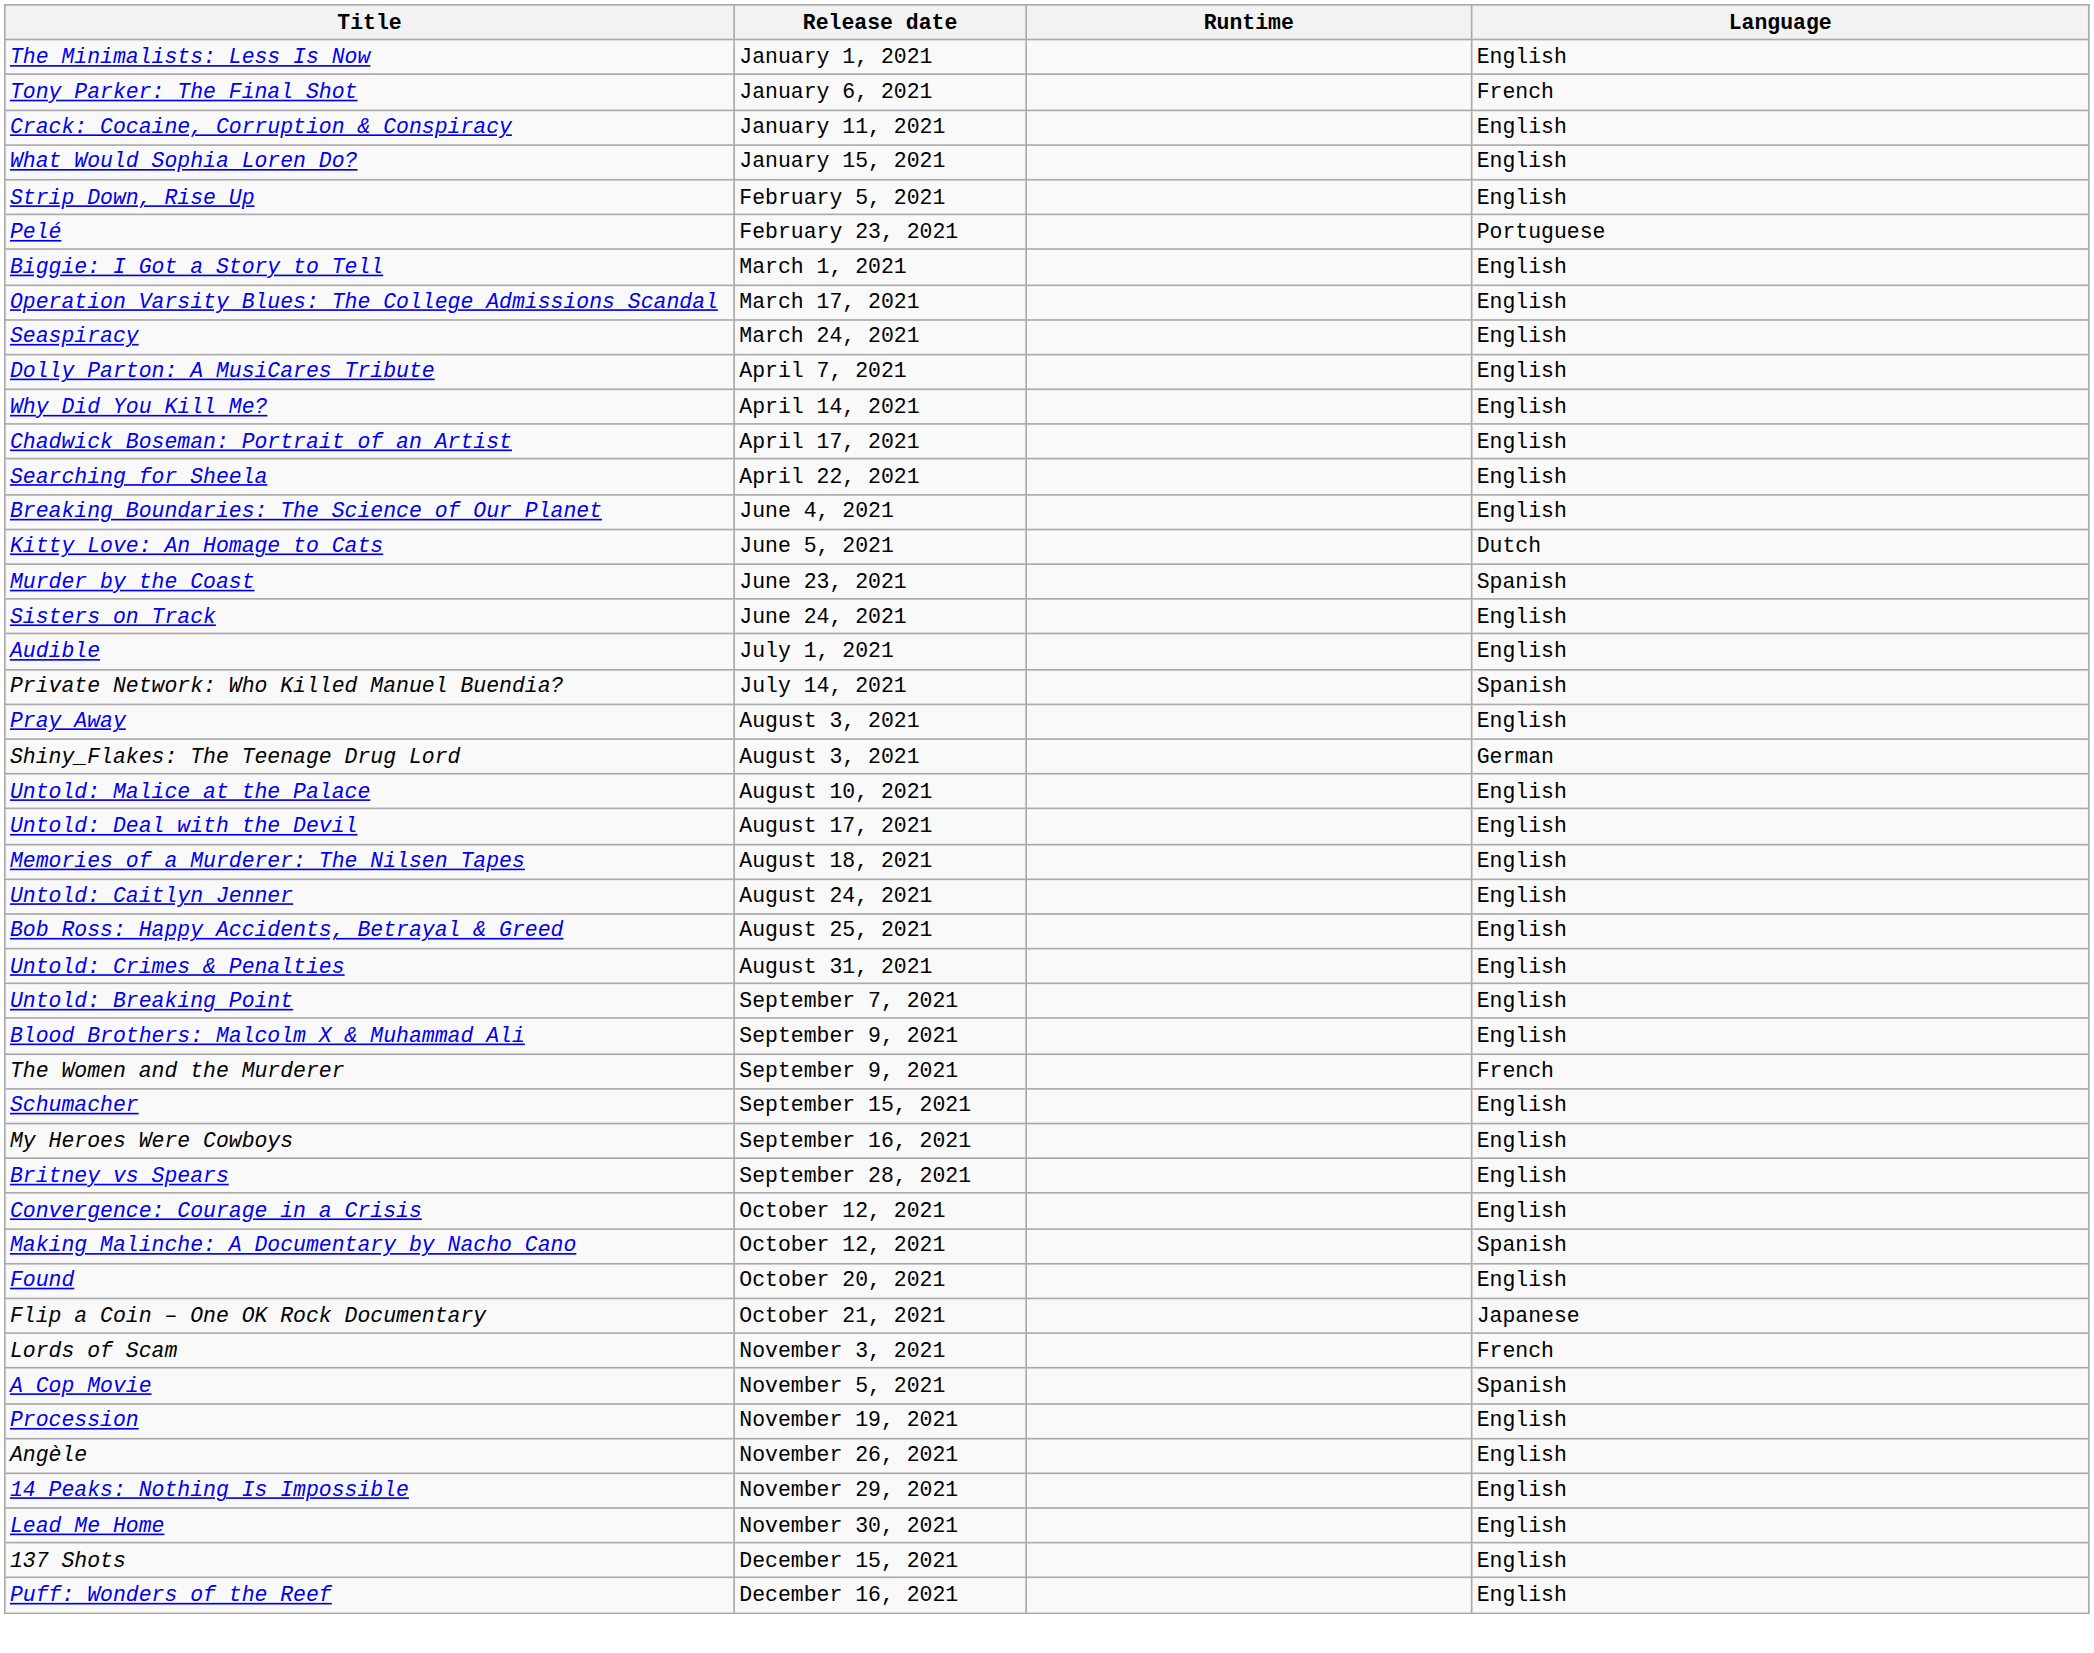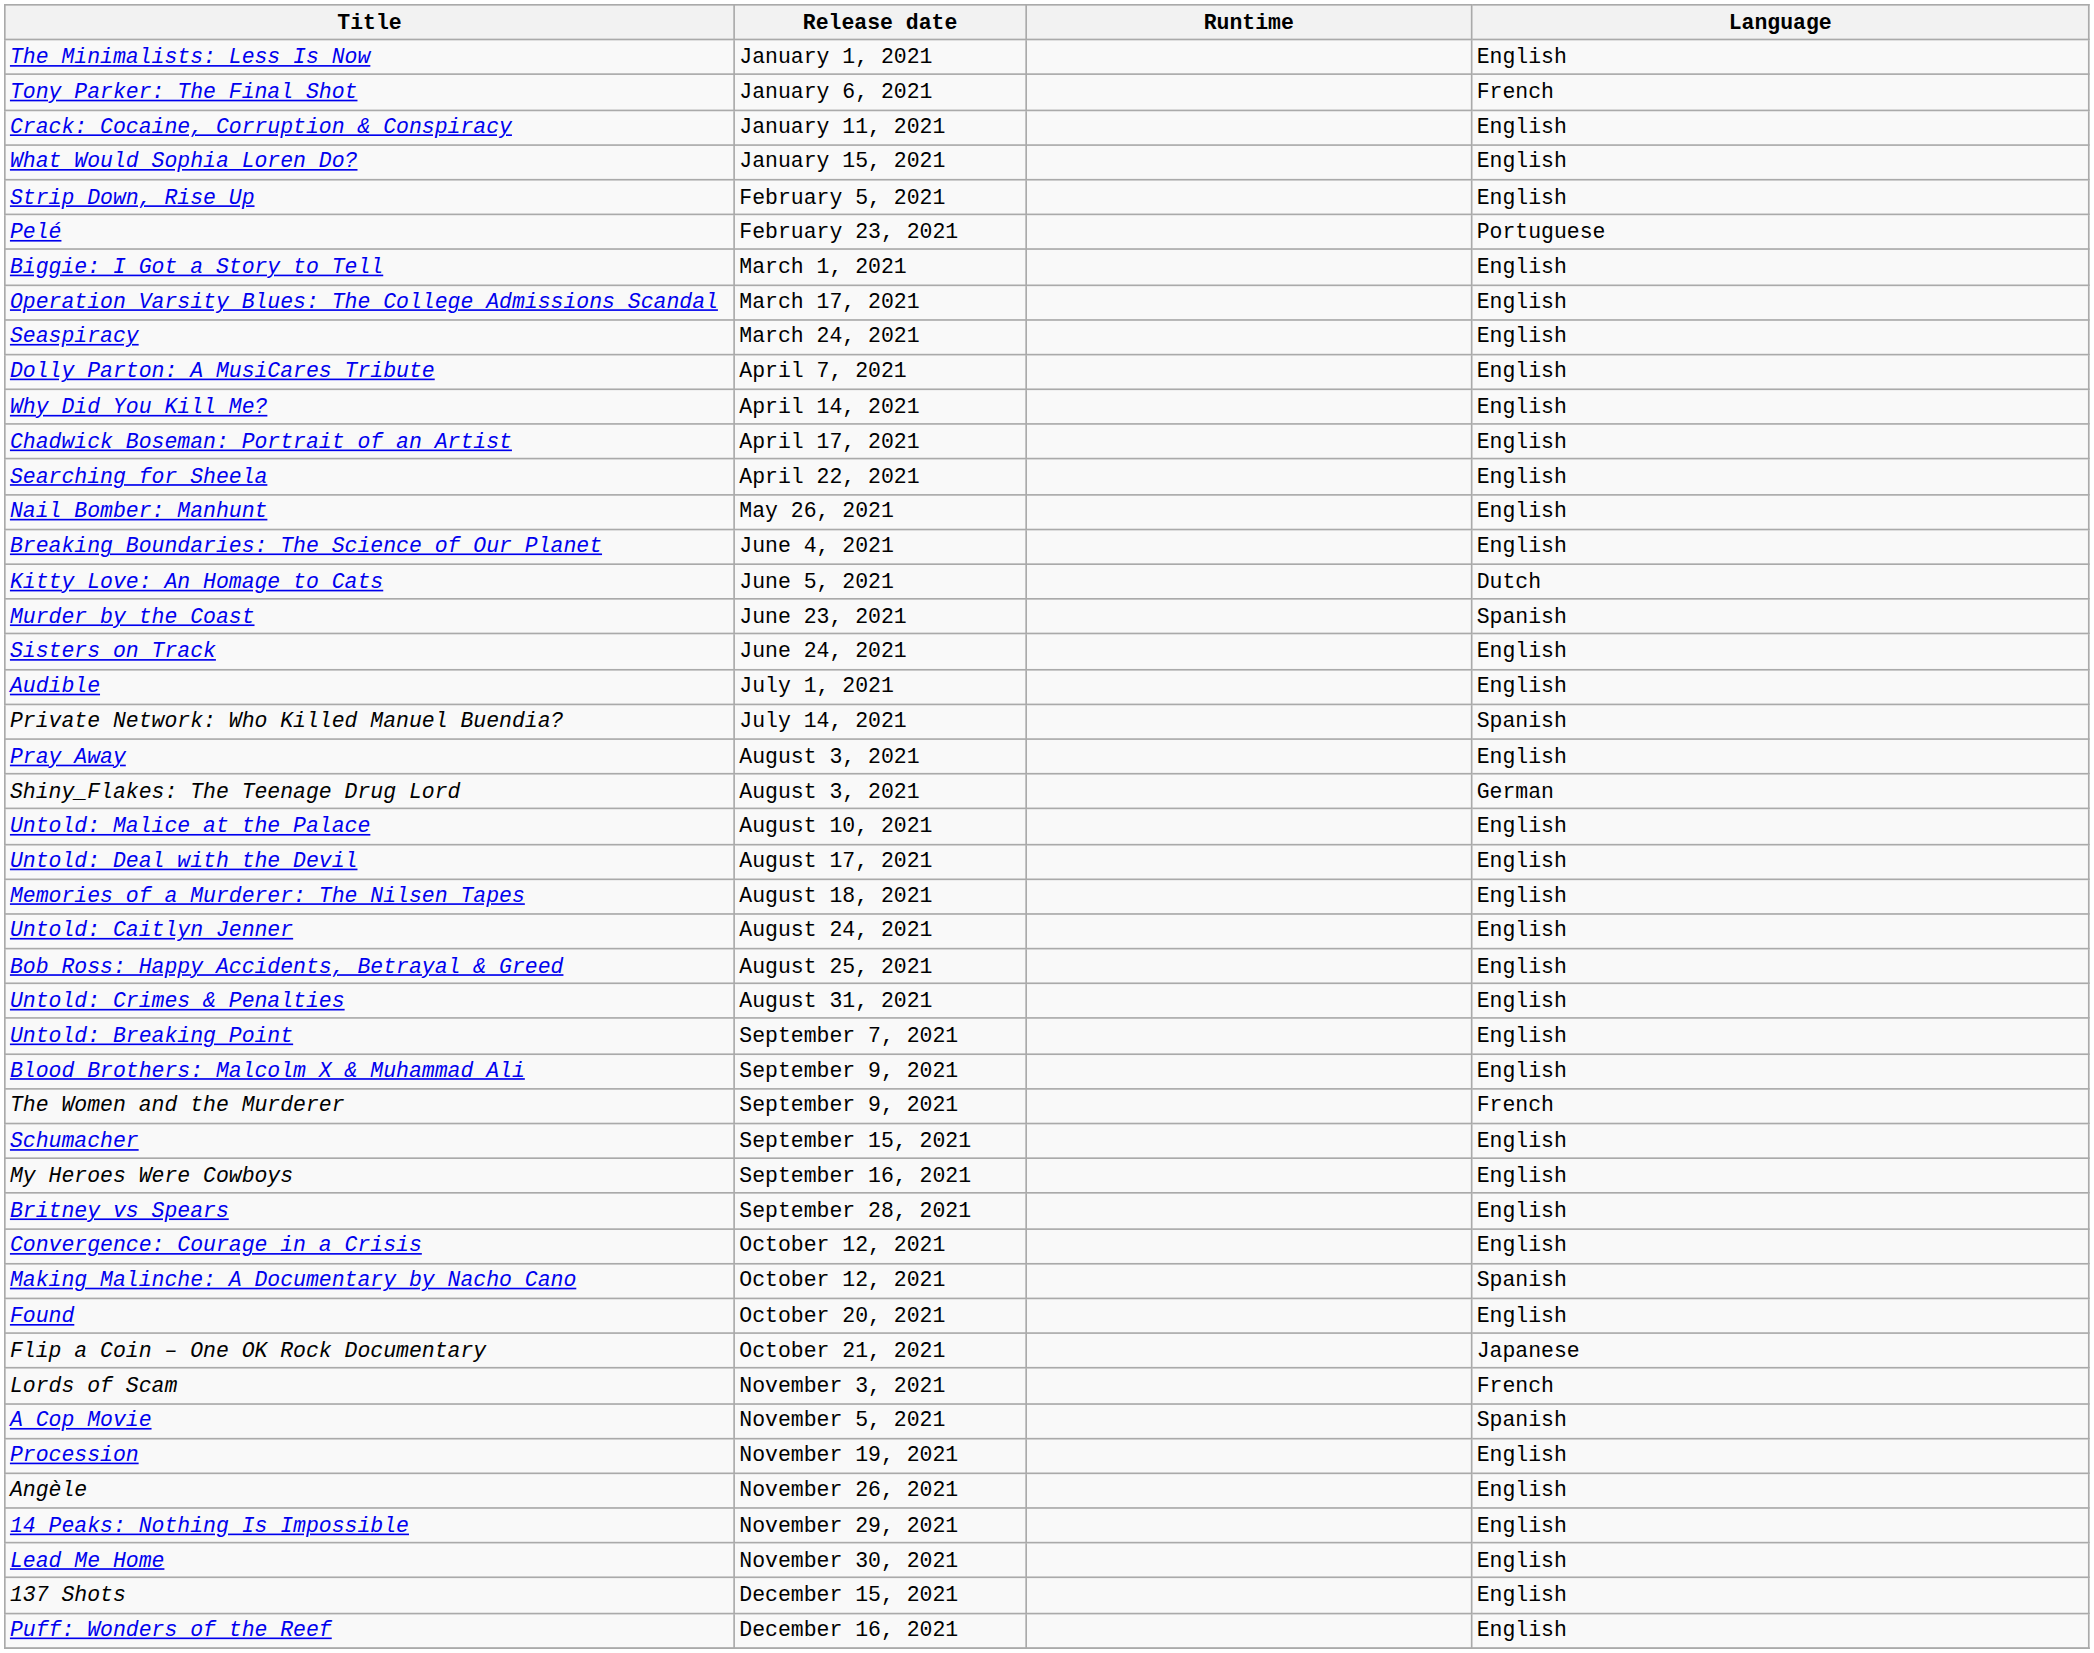+ row: (139, 512)
